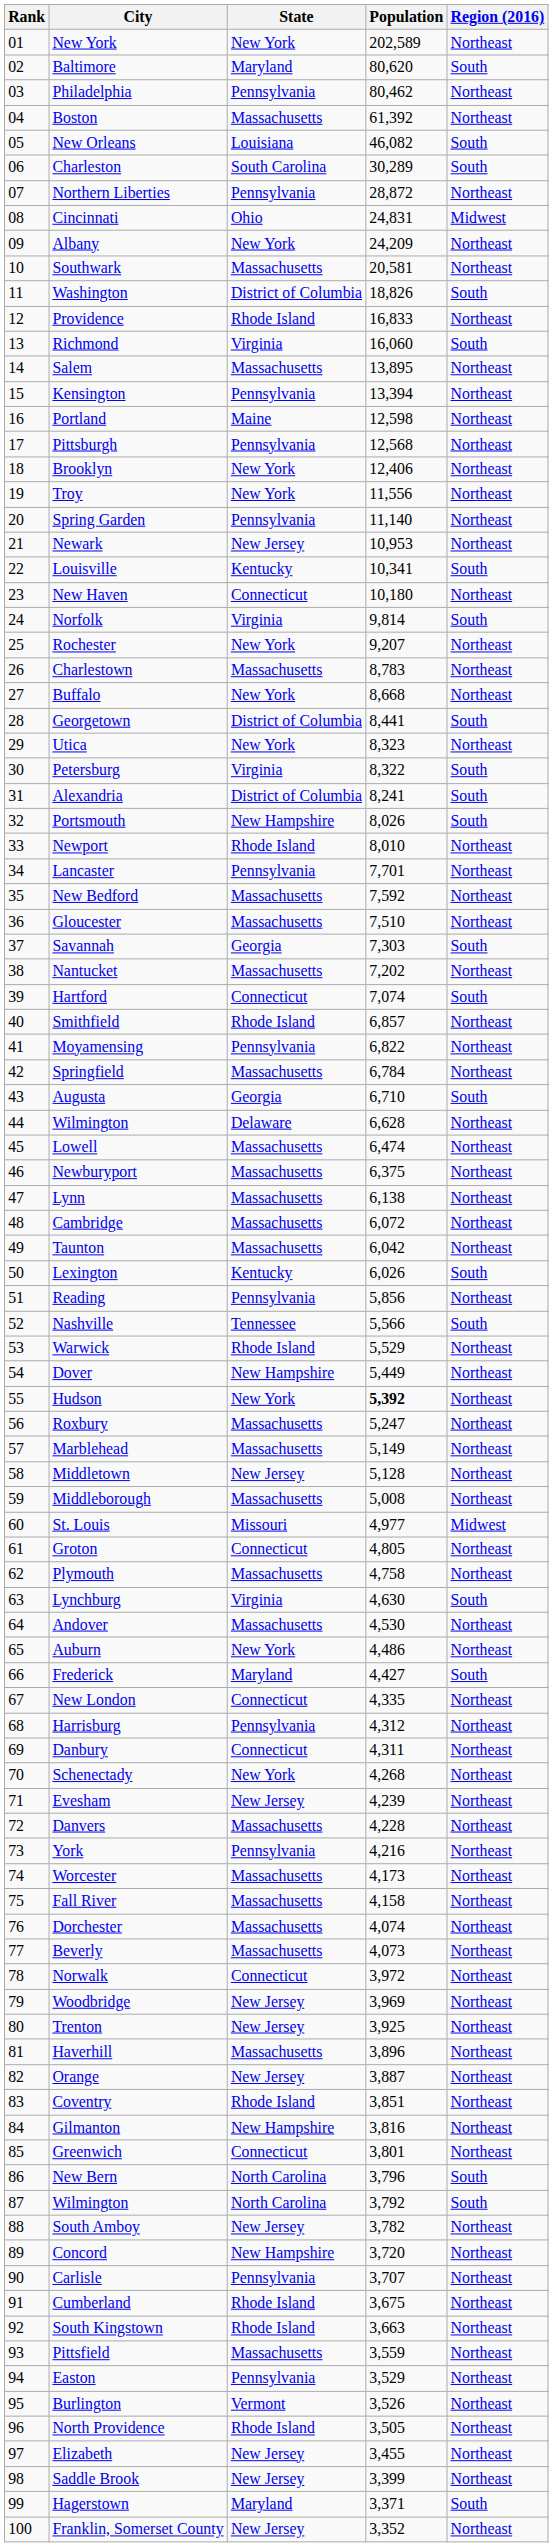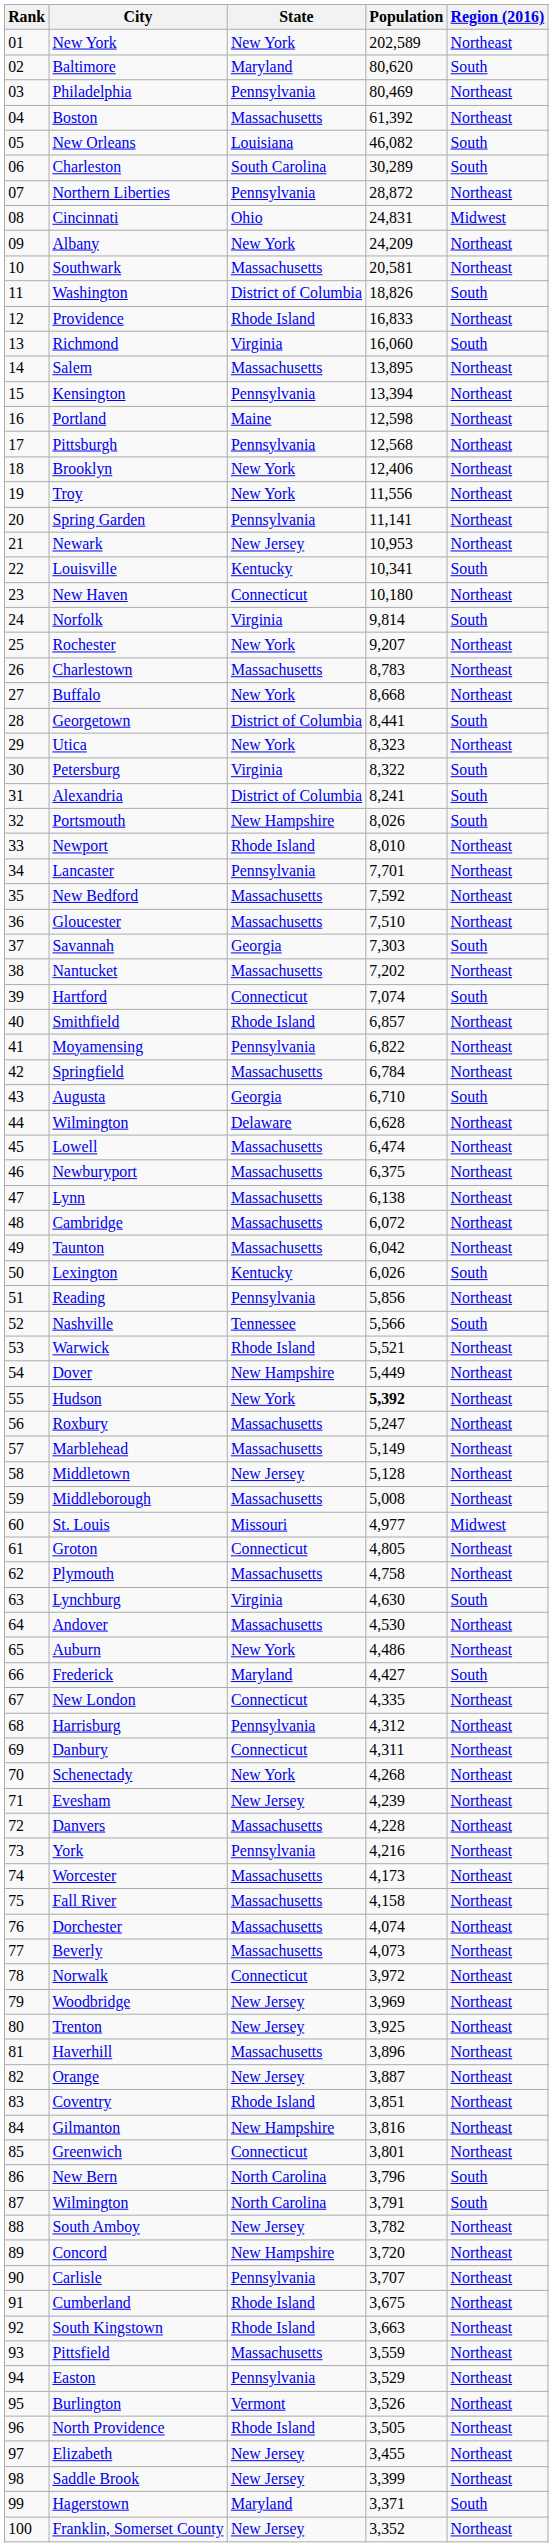(391, 92) 80,462 -> (391, 92) 80,469
(391, 519) 11,140 -> (391, 519) 11,141
(387, 1348) 5,529 -> (387, 1348) 5,521
(387, 2202) 3,792 -> (387, 2202) 3,791
